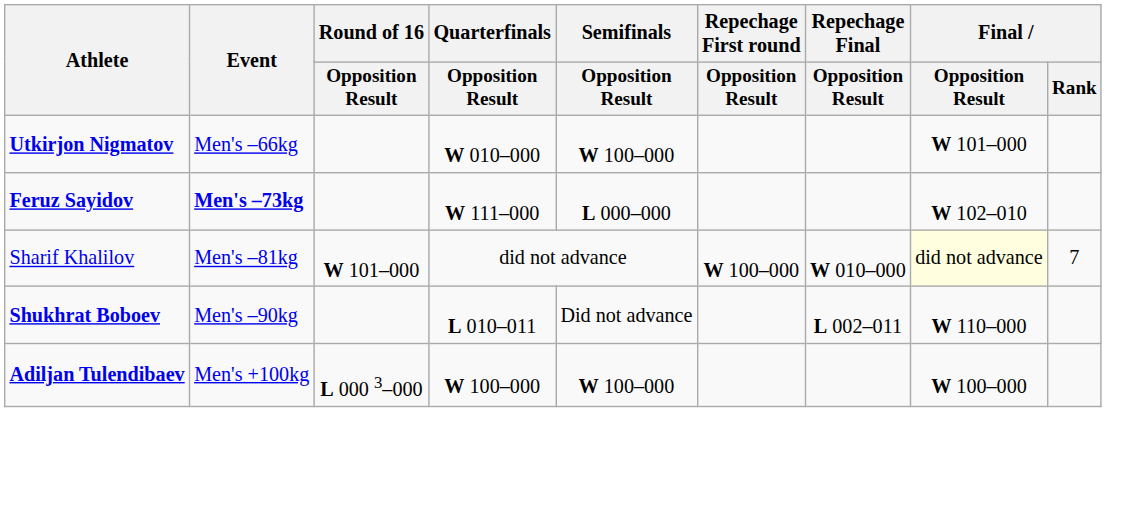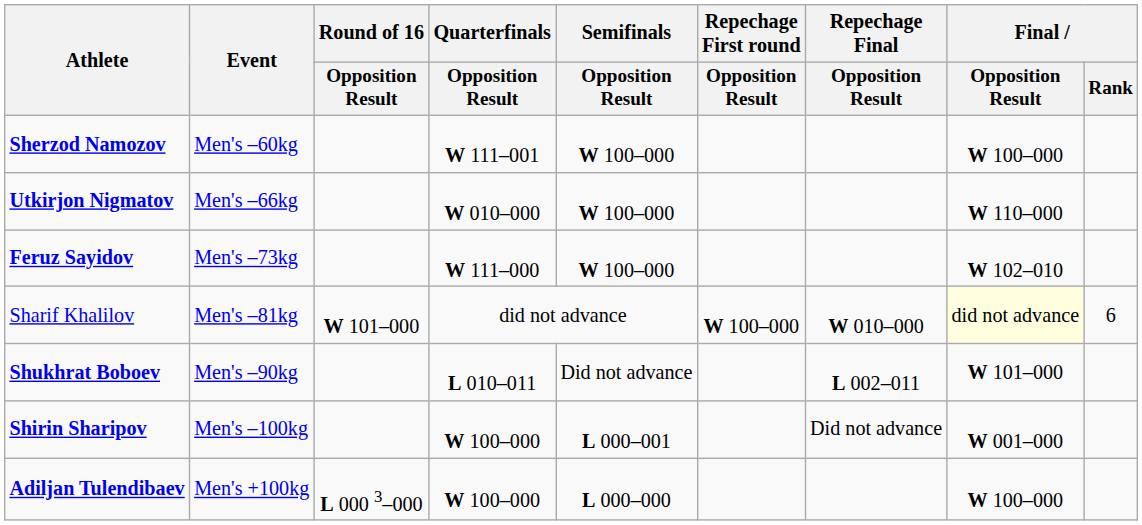+ row: (87, 144)
(979, 144) W 101–000 -> (1015, 213) W 110–000
(249, 201) bold -> (246, 258) normal
(626, 213) L 000–000 -> (626, 270) W 100–000
(1074, 258) 7 -> (1111, 315) 6
(979, 327) W 110–000 -> (1015, 372) W 101–000
+ row: (78, 429)
(626, 387) W 100–000 -> (626, 501) L 000–000
